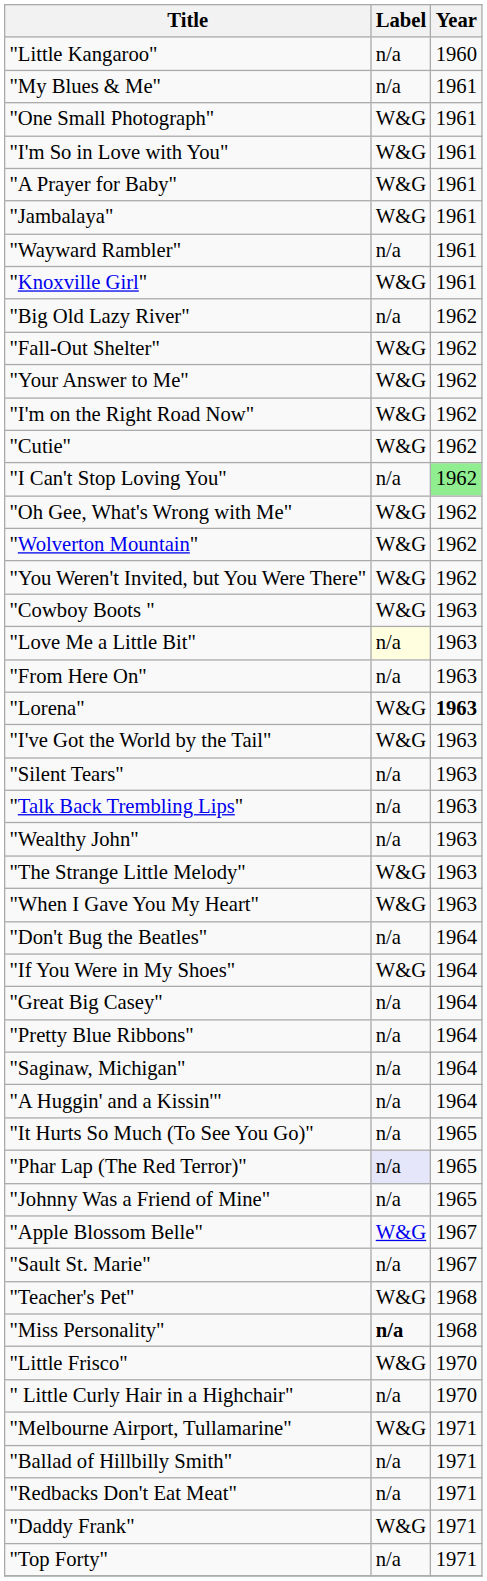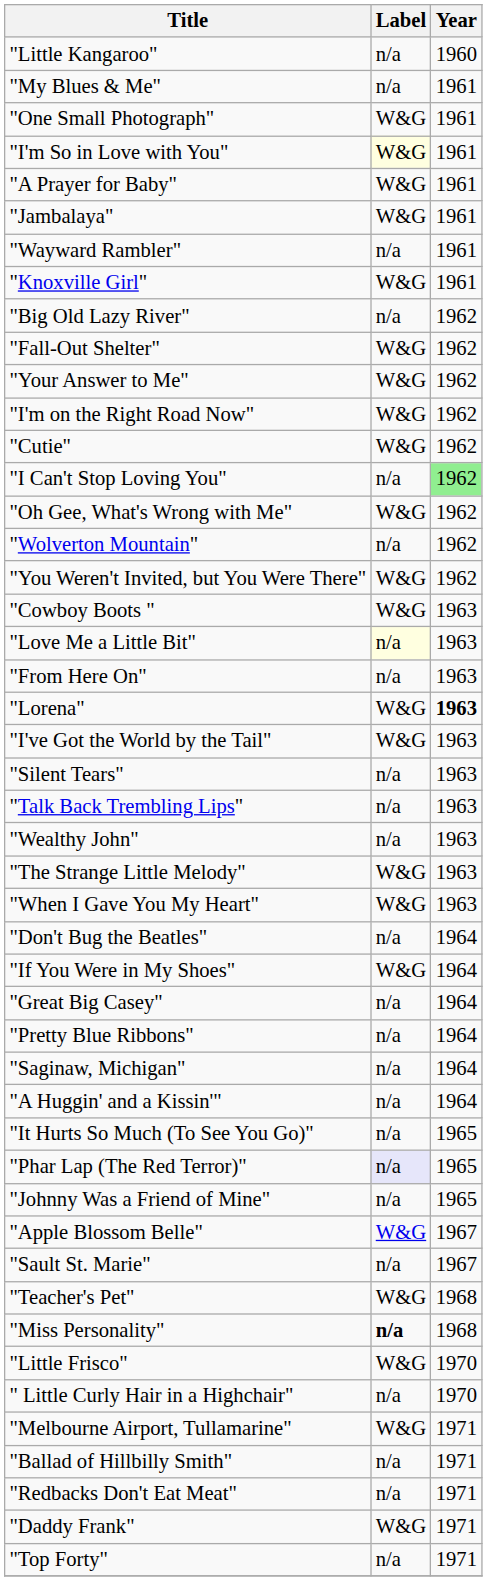(401, 151) no background -> (401, 151) lightyellow background
(401, 544) W&G -> (388, 544) n/a
